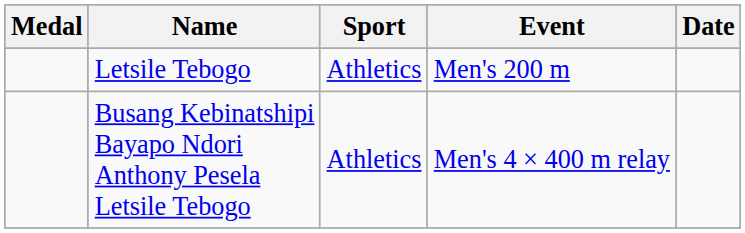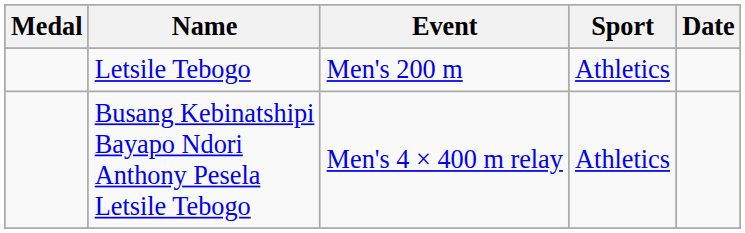columns swapped: (374, 26) <-> (552, 26)
